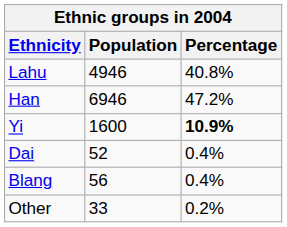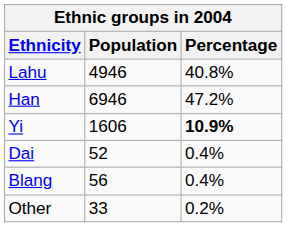(108, 126) 1600 -> (108, 126) 1606
